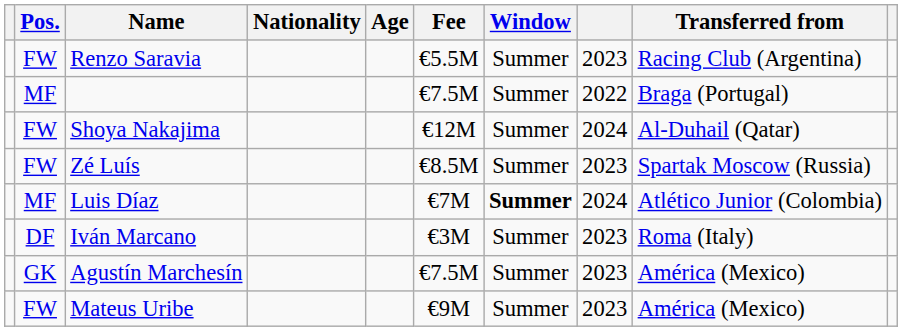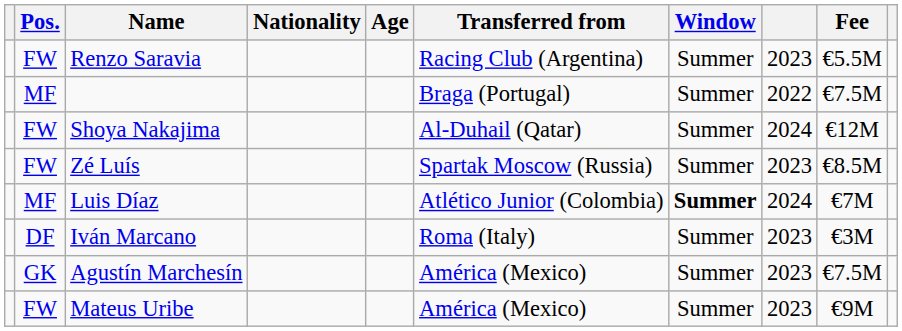columns swapped: (760, 22) <-> (449, 22)
